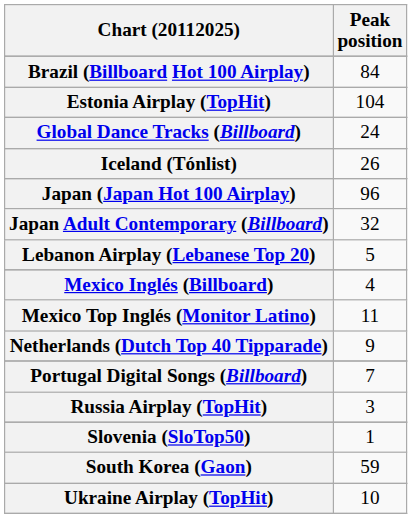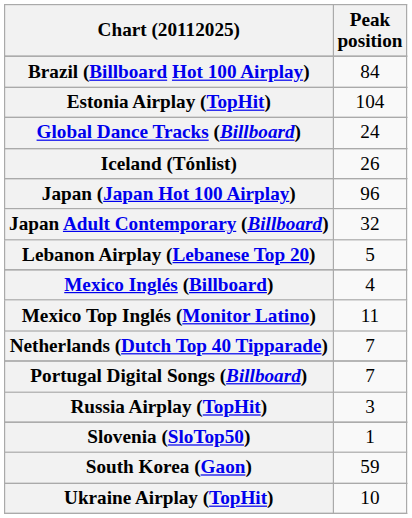(370, 345) 9 -> (370, 345) 7
